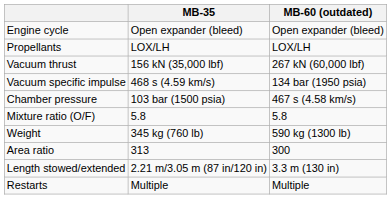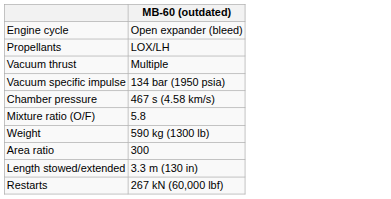- column: (199, 13)
(318, 64) 267 kN (60,000 lbf) -> (150, 64) Multiple
(291, 185) Multiple -> (177, 185) 267 kN (60,000 lbf)
